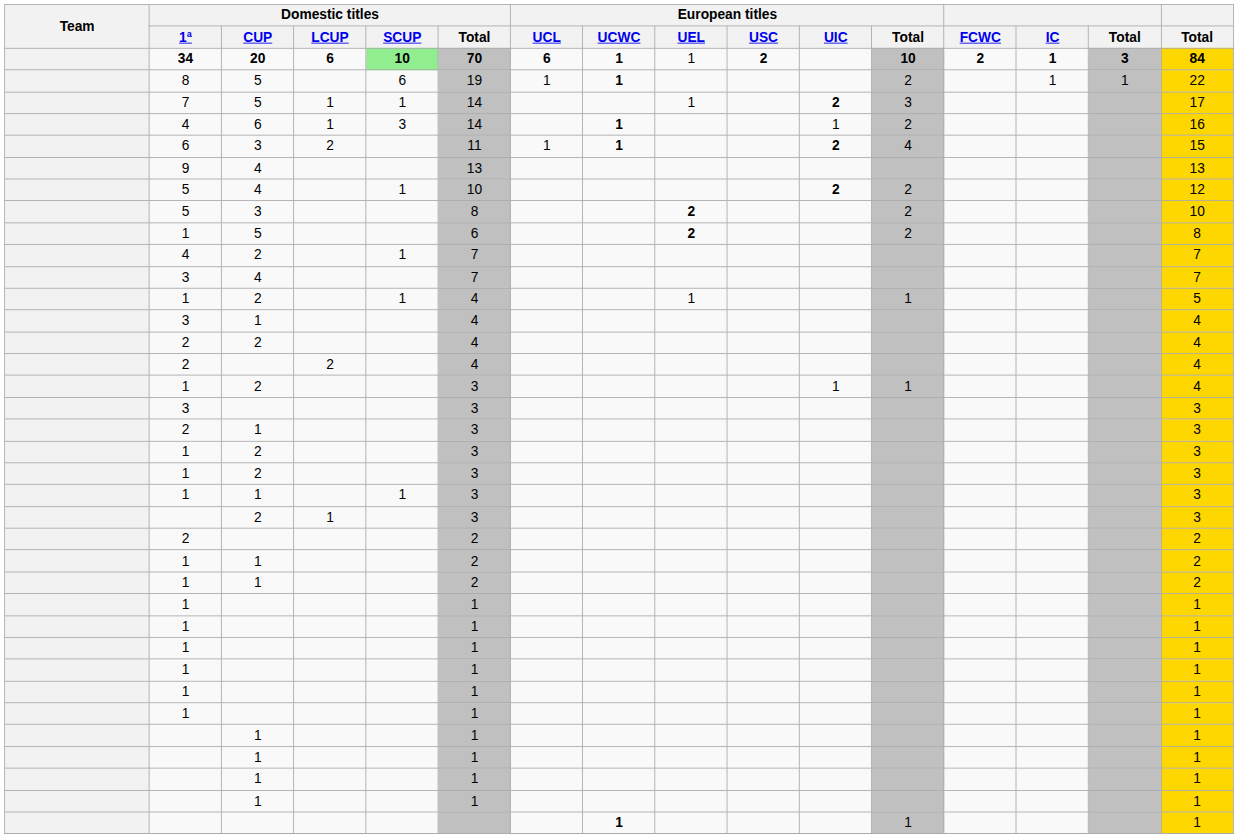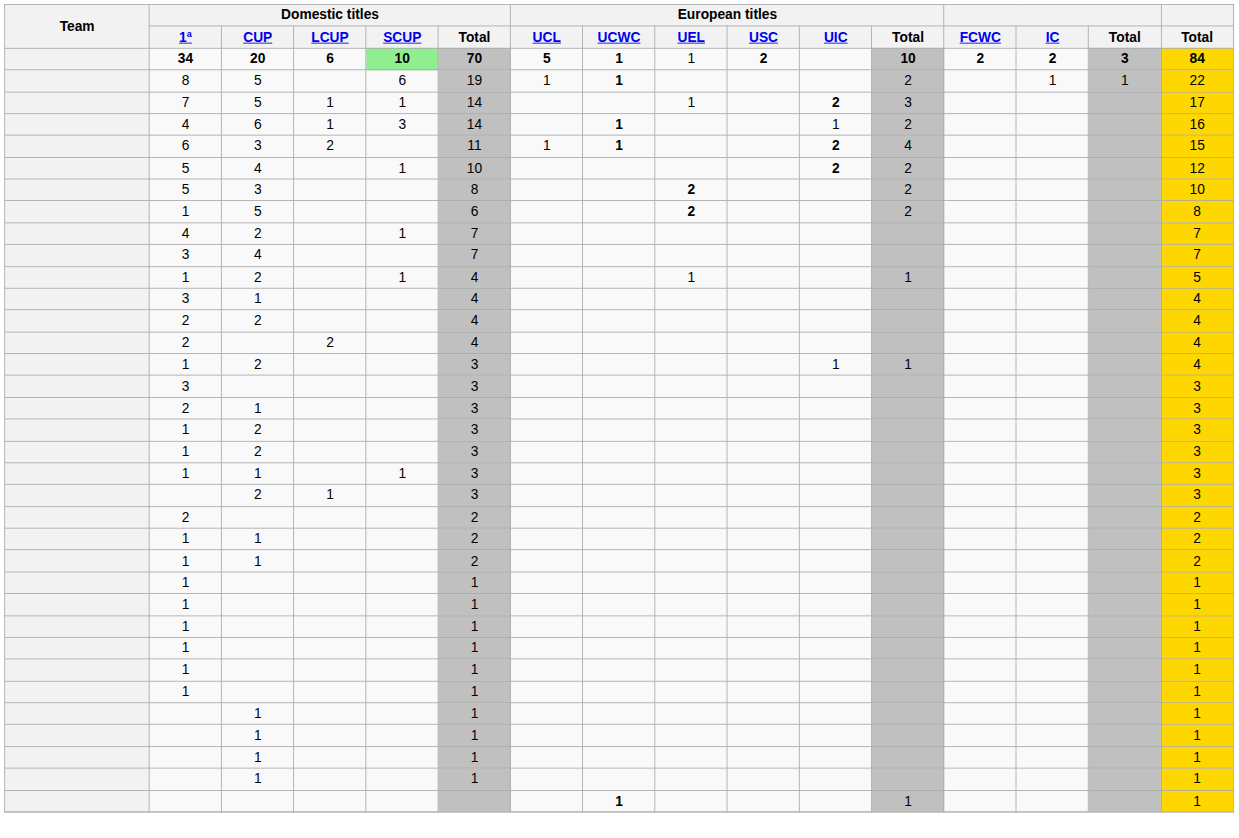(547, 59) 6 -> (547, 59) 5
(1053, 59) 1 -> (1053, 59) 2
- row: (185, 168)
